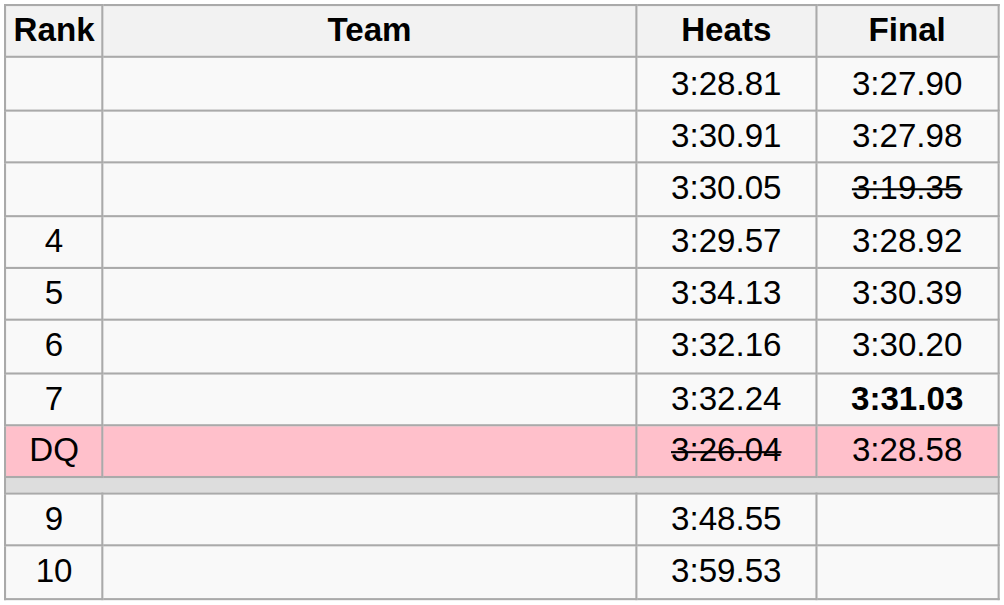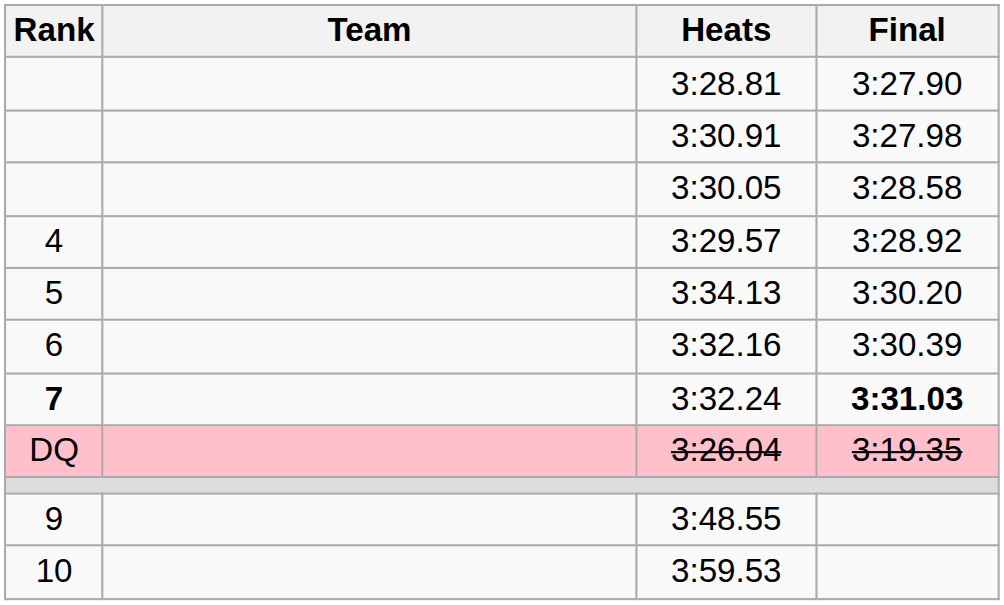(907, 188) 3:19.35 -> (907, 188) 3:28.58
(907, 293) 3:30.39 -> (907, 293) 3:30.20
(907, 345) 3:30.20 -> (907, 345) 3:30.39
(54, 398) normal -> (54, 398) bold
(907, 450) 3:28.58 -> (907, 450) 3:19.35
